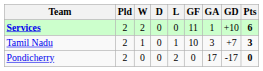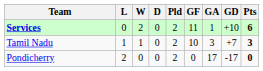columns swapped: (125, 12) <-> (176, 12)
